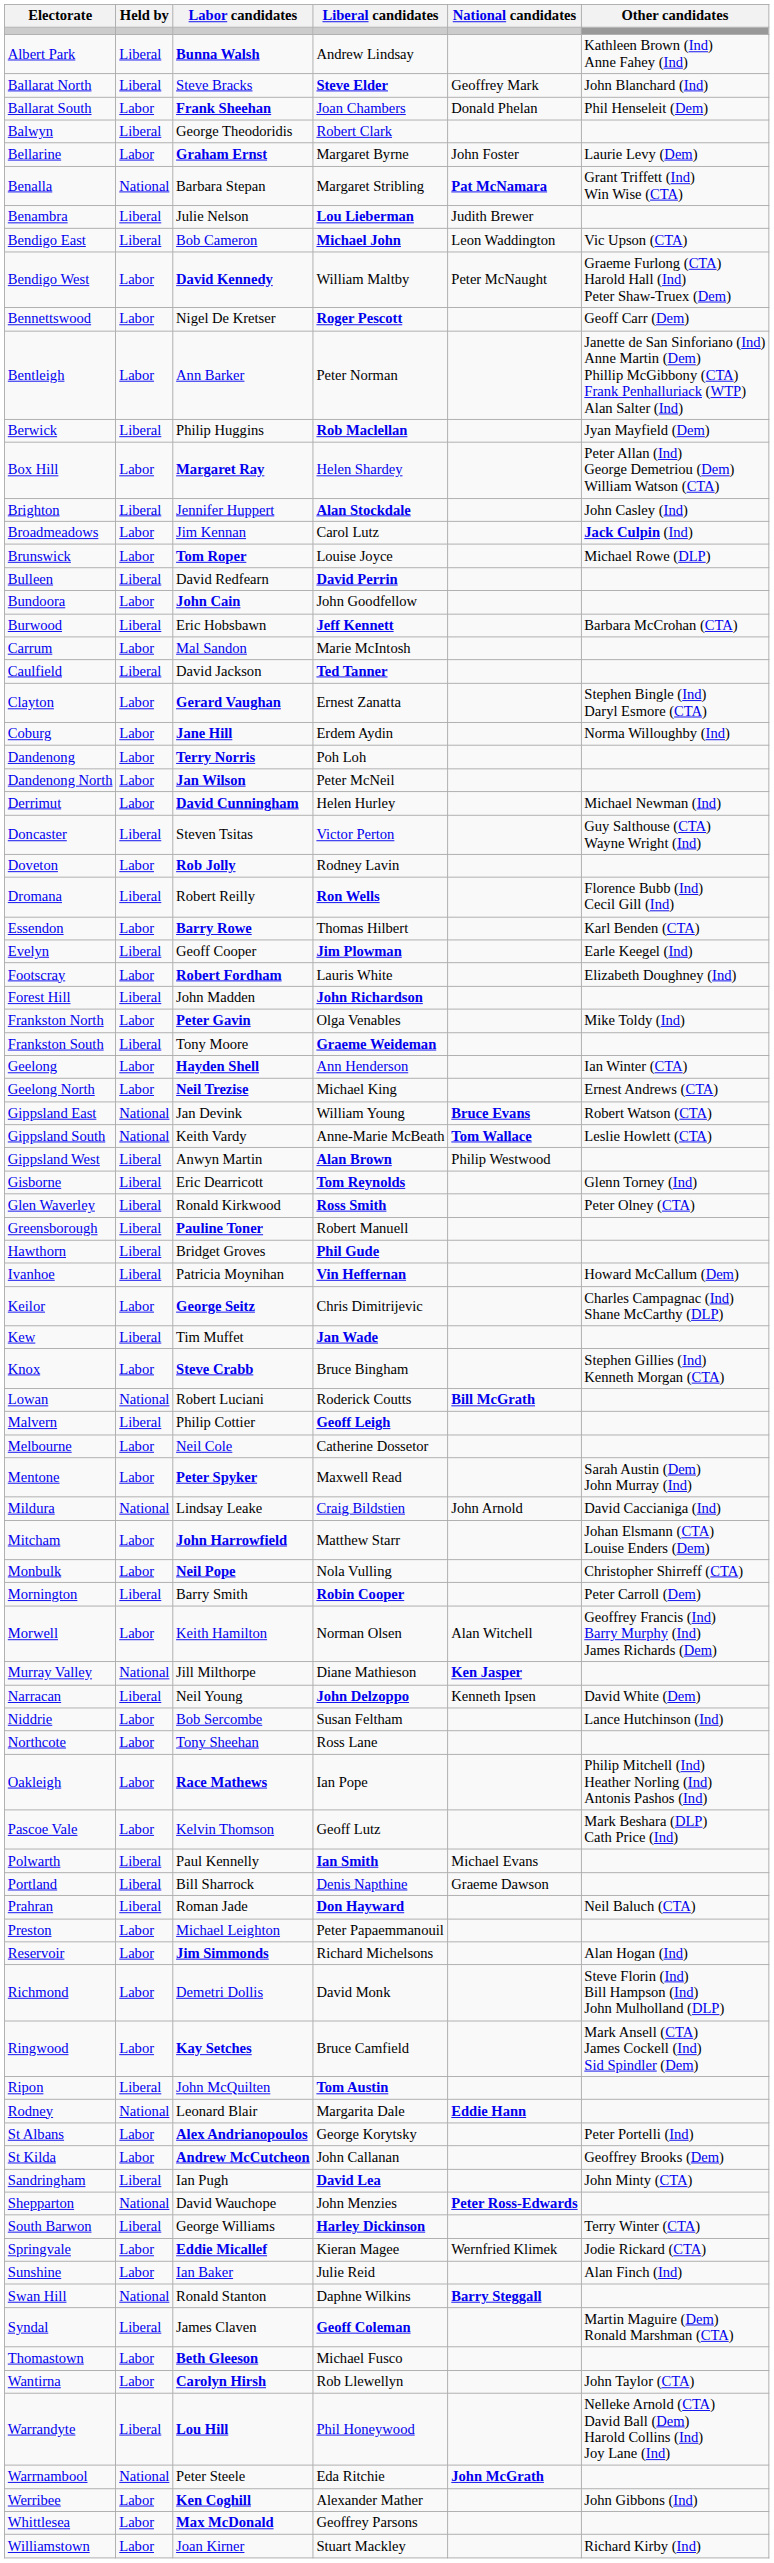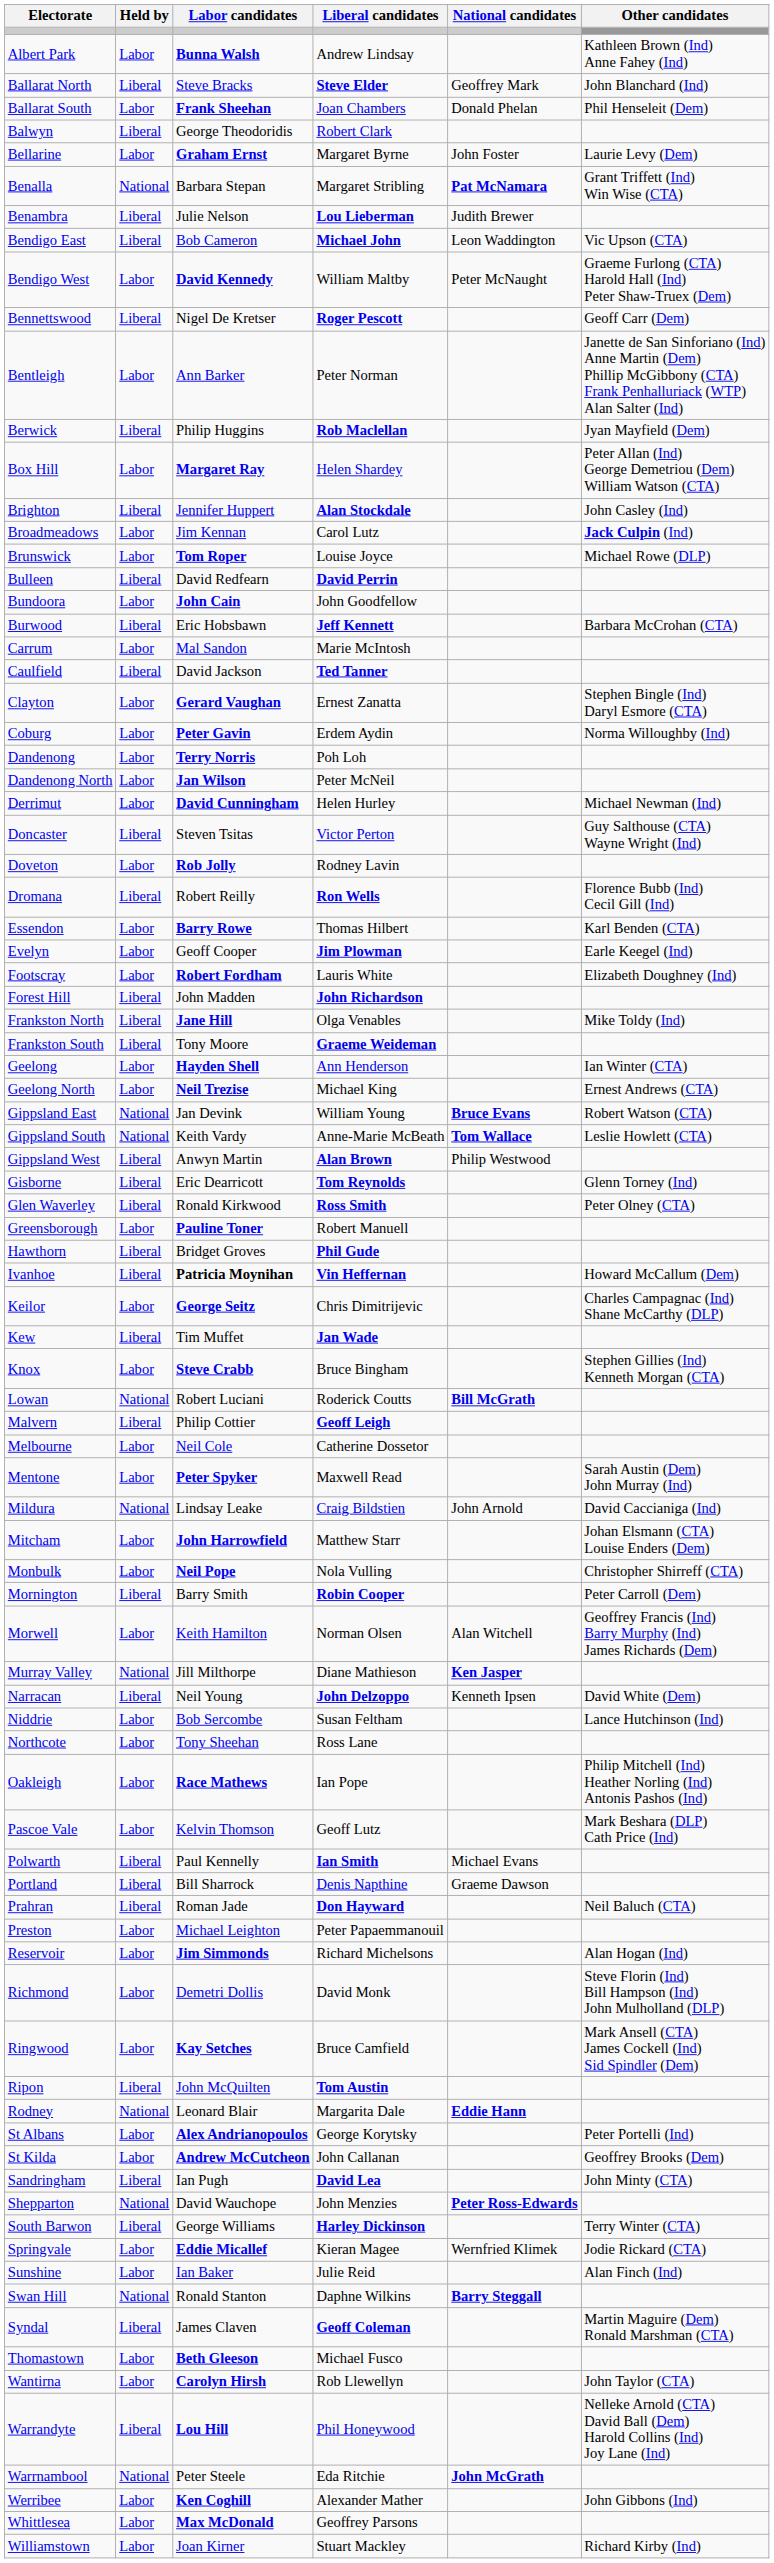(140, 54) Liberal -> (137, 54) Labor
(137, 319) Labor -> (140, 319) Liberal
(204, 734) Jane Hill -> (213, 734) Peter Gavin
(140, 951) Liberal -> (137, 951) Labor
(137, 1020) Labor -> (140, 1020) Liberal
(213, 1020) Peter Gavin -> (204, 1020) Jane Hill
(140, 1228) Liberal -> (137, 1228) Labor
(230, 1274) normal -> (235, 1274) bold
